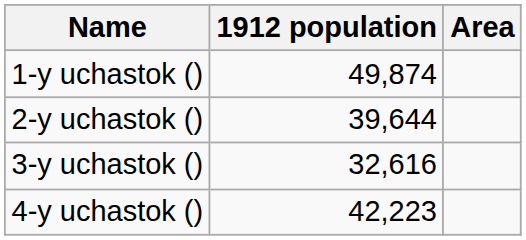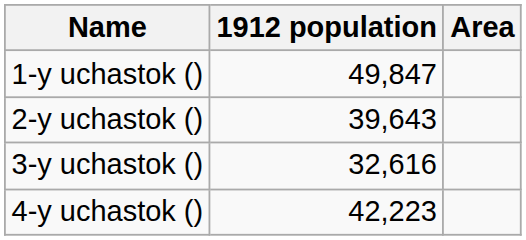(393, 73) 49,874 -> (393, 73) 49,847
(393, 119) 39,644 -> (393, 119) 39,643
